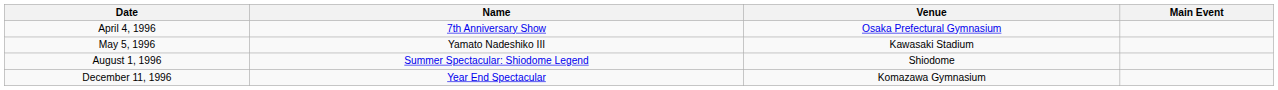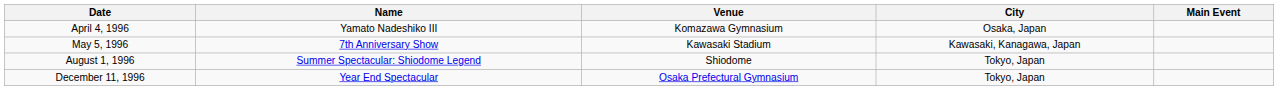+ column: (1015, 12)
(496, 28) 7th Anniversary Show -> (389, 28) Yamato Nadeshiko III
(932, 28) Osaka Prefectural Gymnasium -> (729, 28) Komazawa Gymnasium
(496, 45) Yamato Nadeshiko III -> (389, 45) 7th Anniversary Show
(932, 77) Komazawa Gymnasium -> (729, 77) Osaka Prefectural Gymnasium
